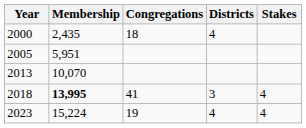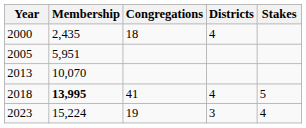(212, 93) 3 -> (212, 93) 4
(263, 93) 4 -> (263, 93) 5
(212, 113) 4 -> (212, 113) 3
